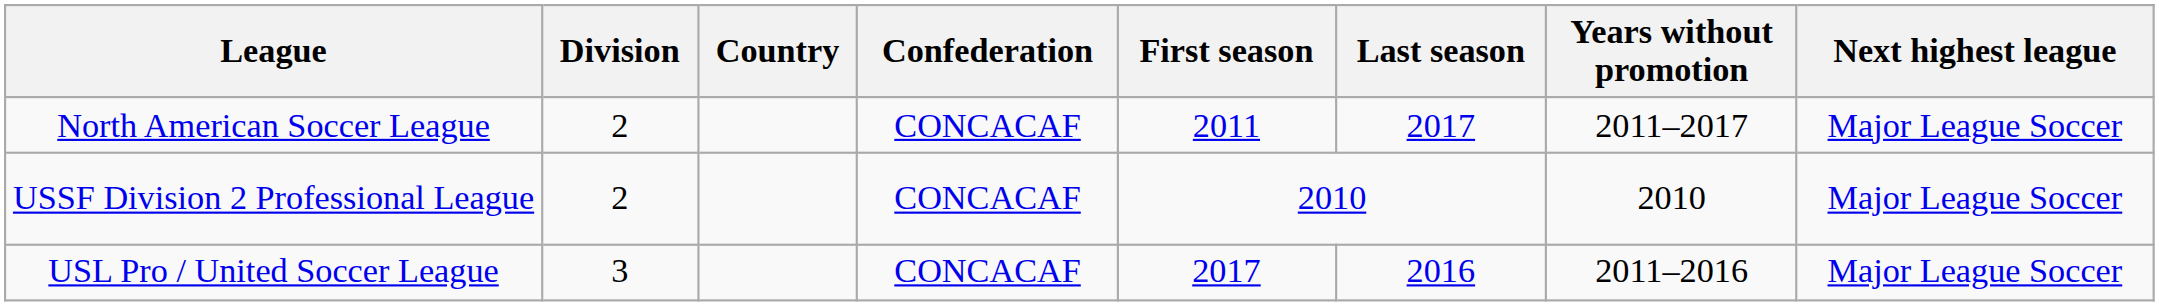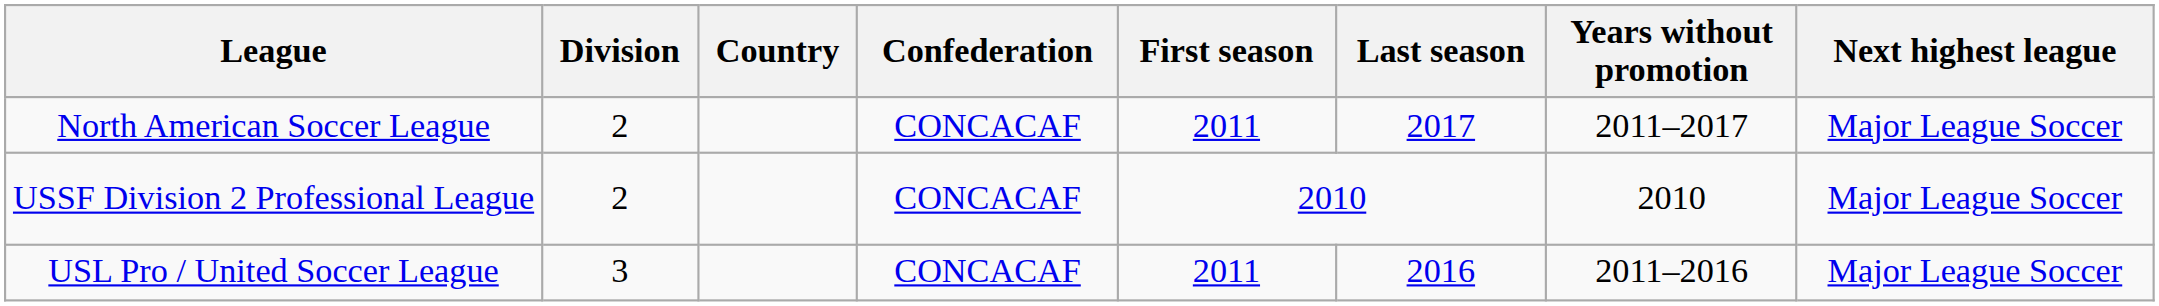(1226, 271) 2017 -> (1226, 271) 2011
